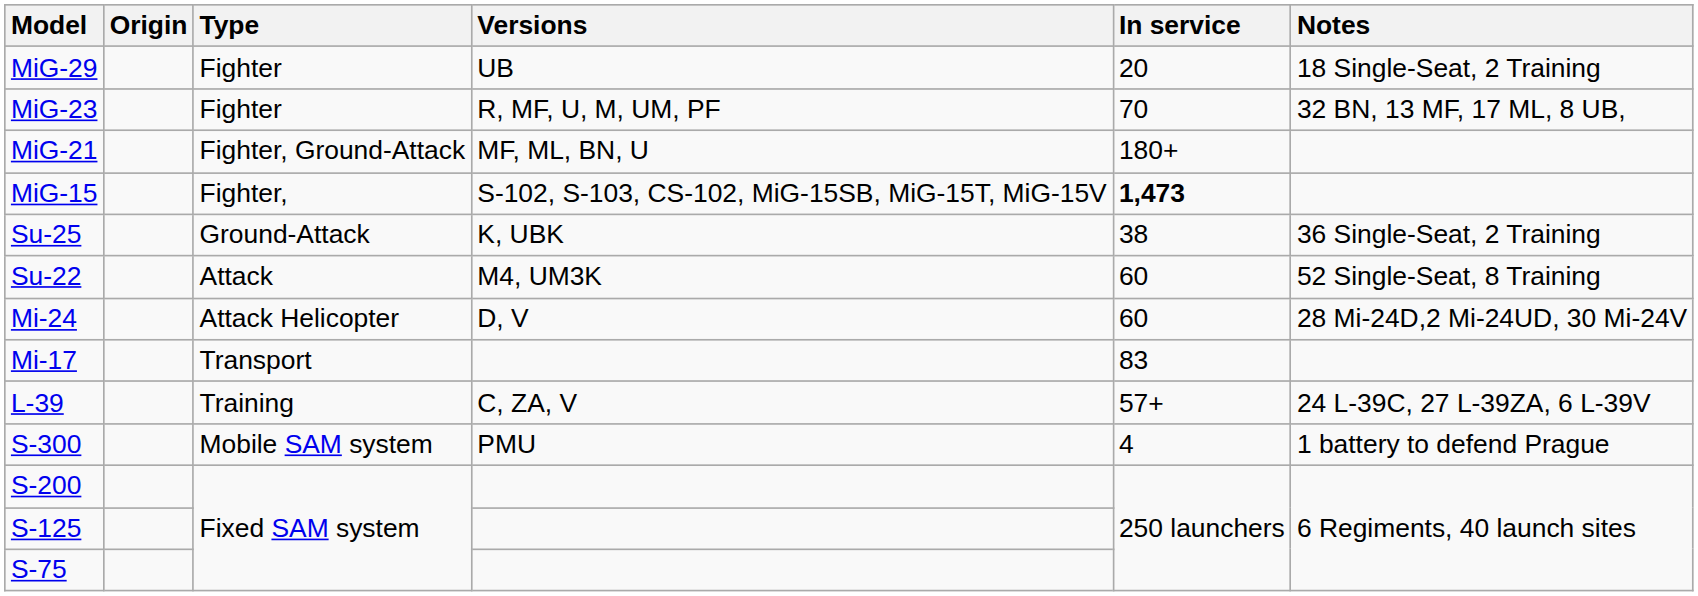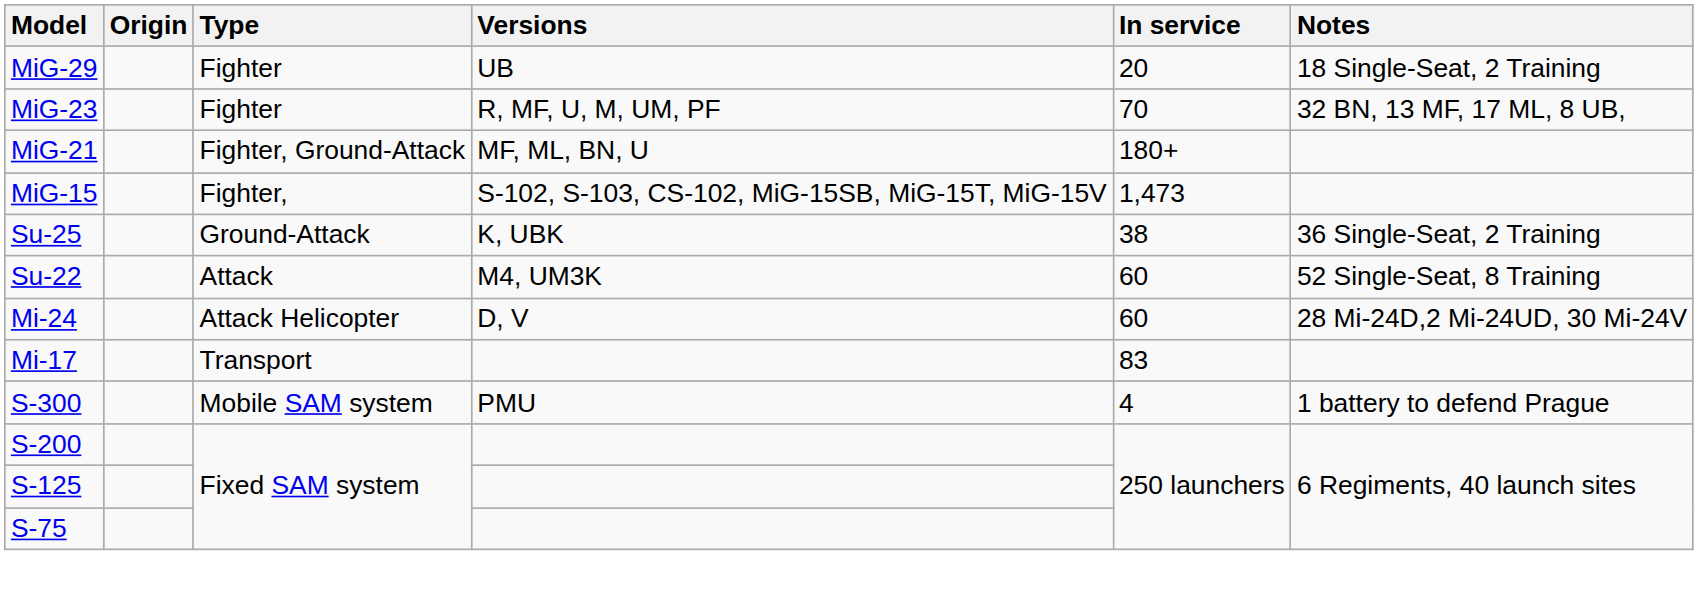(1152, 192) bold -> (1152, 192) normal
- row: (37, 402)
